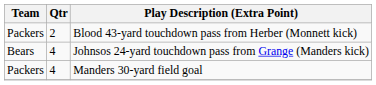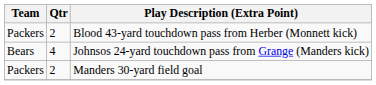(52, 70) 4 -> (52, 70) 2
